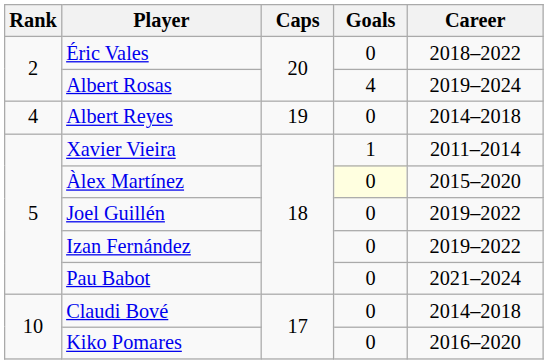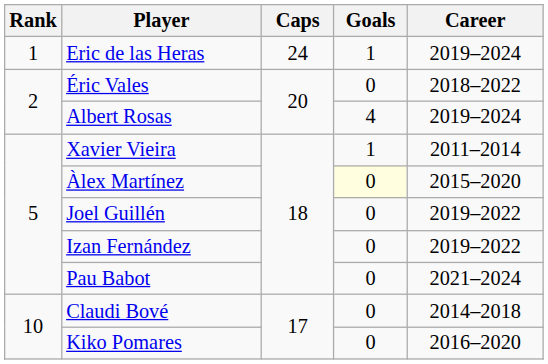+ row: (135, 52)
- row: (119, 117)
